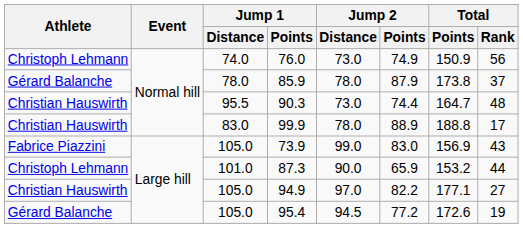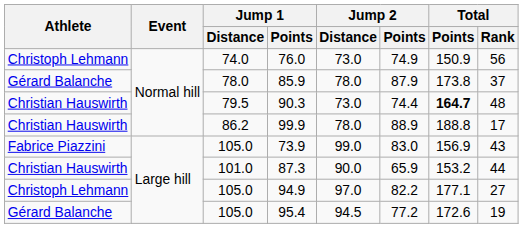(235, 103) 95.5 -> (235, 103) 79.5
(453, 103) normal -> (453, 103) bold
(235, 125) 83.0 -> (235, 125) 86.2
(68, 169) Christoph Lehmann -> (68, 169) Christian Hauswirth
(68, 191) Christian Hauswirth -> (68, 191) Christoph Lehmann
